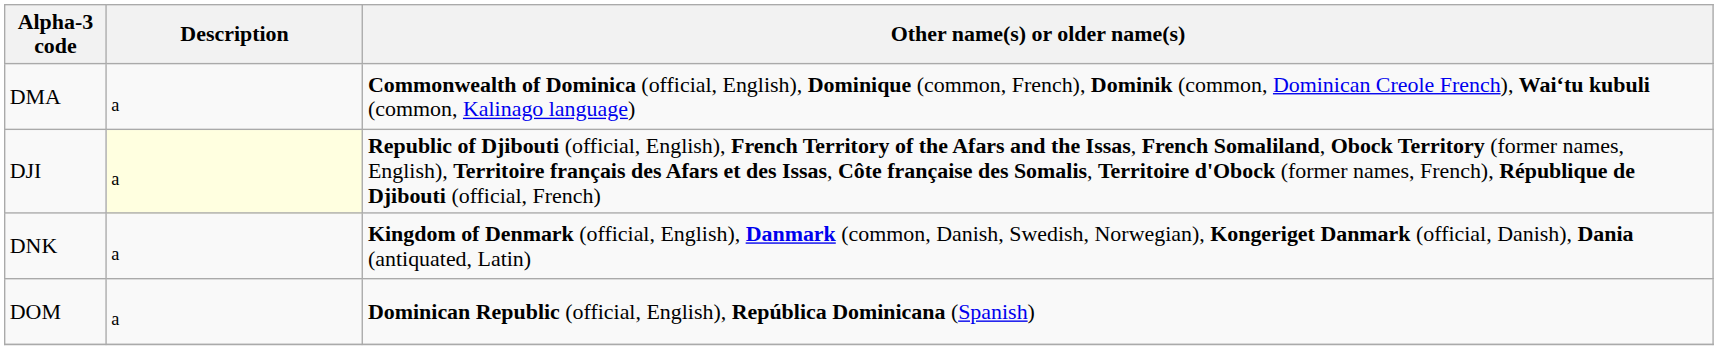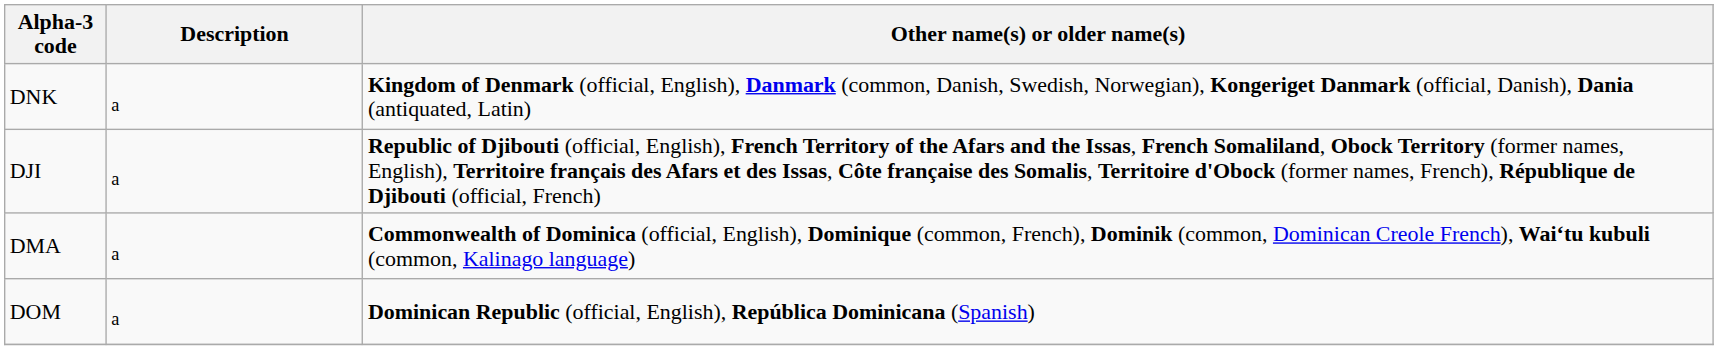rows swapped: (33, 246) <-> (35, 96)
(115, 179) lightyellow background -> (115, 179) no background
